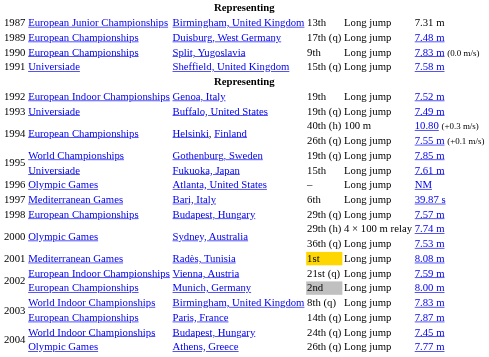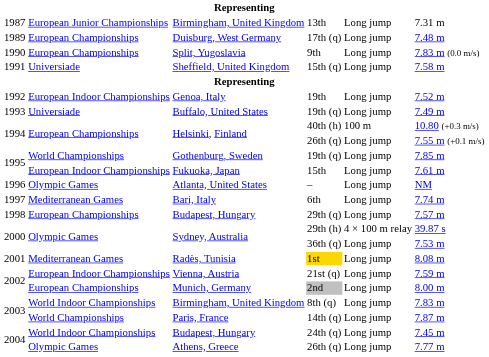(54, 170) Universiade -> (99, 170) European Indoor Championships
(430, 199) 39.87 s -> (430, 199) 7.74 m
(430, 229) 7.74 m -> (430, 229) 39.87 s
(83, 317) European Championships -> (76, 317) World Championships
